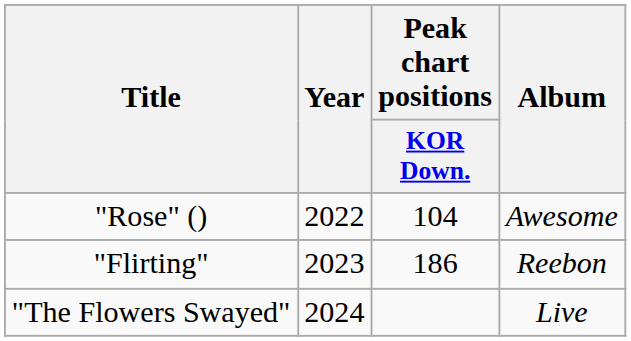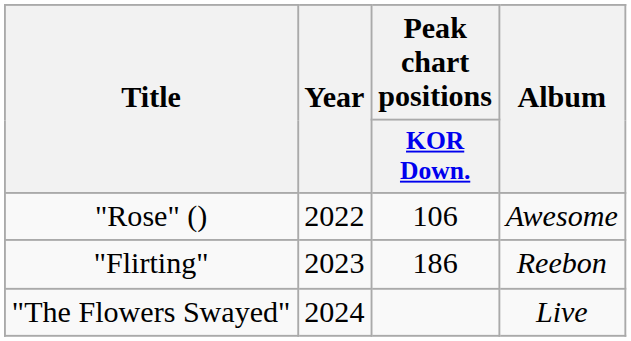(435, 216) 104 -> (435, 216) 106
